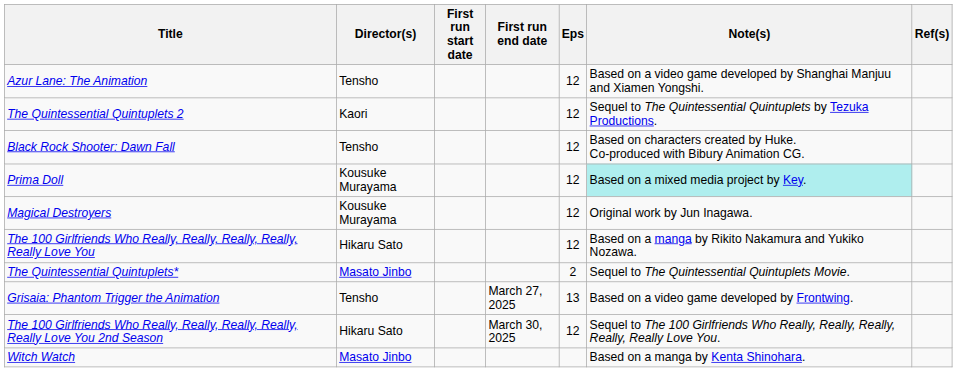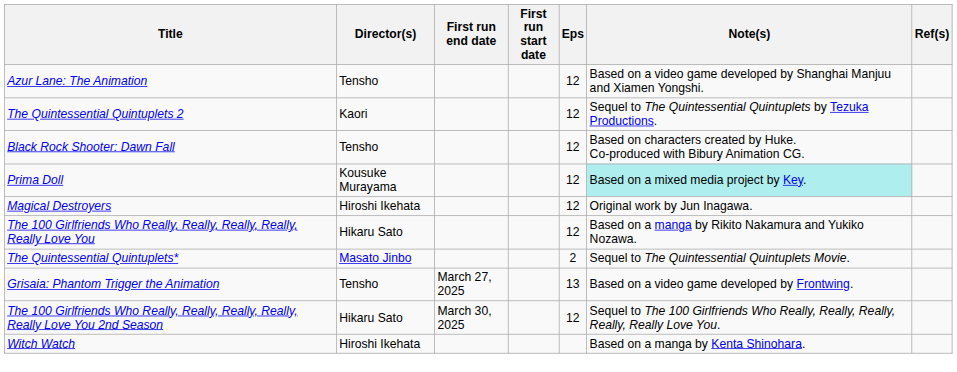columns swapped: (460, 34) <-> (522, 34)
(368, 213) Kousuke Murayama -> (380, 206) Hiroshi Ikehata
(375, 357) Masato Jinbo -> (380, 343) Hiroshi Ikehata
